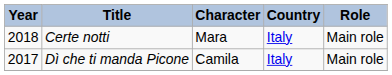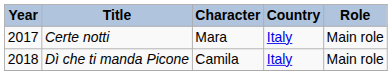(23, 37) 2018 -> (23, 37) 2017
(23, 59) 2017 -> (23, 59) 2018
